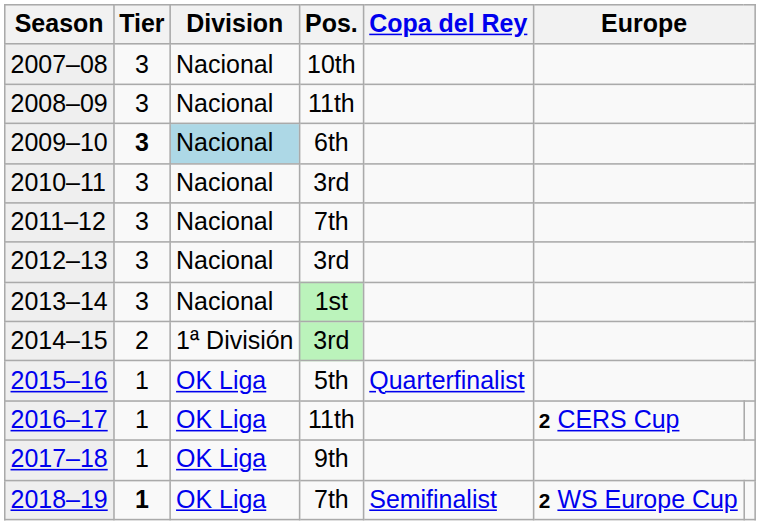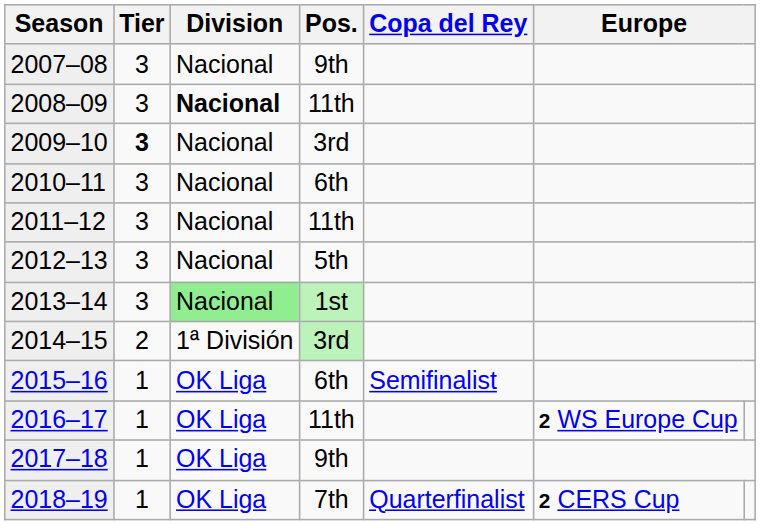(331, 63) 10th -> (331, 63) 9th
(225, 103) normal -> (228, 103) bold
(225, 143) lightblue background -> (225, 143) no background
(331, 143) 6th -> (331, 143) 3rd
(331, 182) 3rd -> (331, 182) 6th
(331, 222) 7th -> (331, 222) 11th
(331, 261) 3rd -> (331, 261) 5th
(225, 301) no background -> (225, 301) lightgreen background
(331, 380) 5th -> (331, 380) 6th
(447, 380) Quarterfinalist -> (433, 380) Semifinalist
(609, 420) 2 CERS Cup -> (638, 420) 2 WS Europe Cup
(142, 499) bold -> (142, 499) normal
(433, 499) Semifinalist -> (447, 499) Quarterfinalist
(638, 499) 2 WS Europe Cup -> (609, 499) 2 CERS Cup
